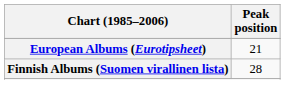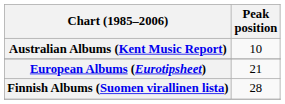+ row: (118, 48)
